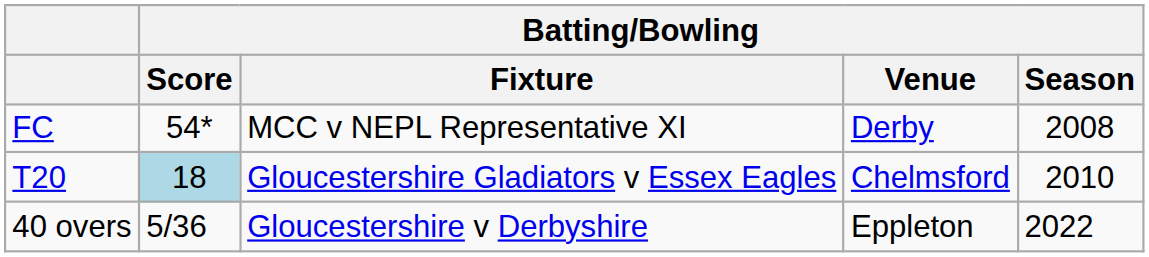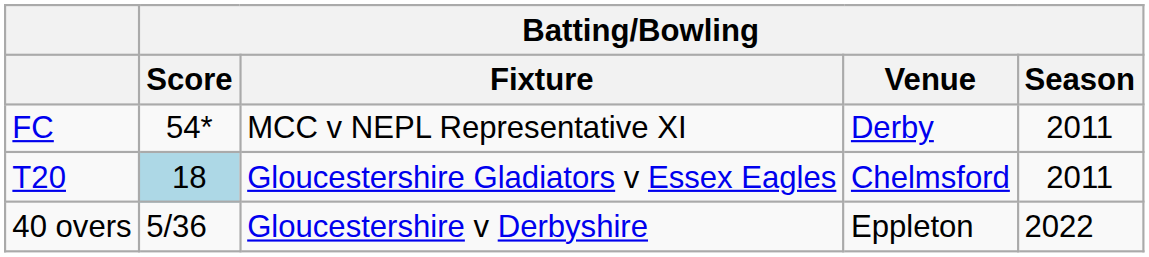(1080, 128) 2008 -> (1080, 128) 2011
(1080, 177) 2010 -> (1080, 177) 2011
